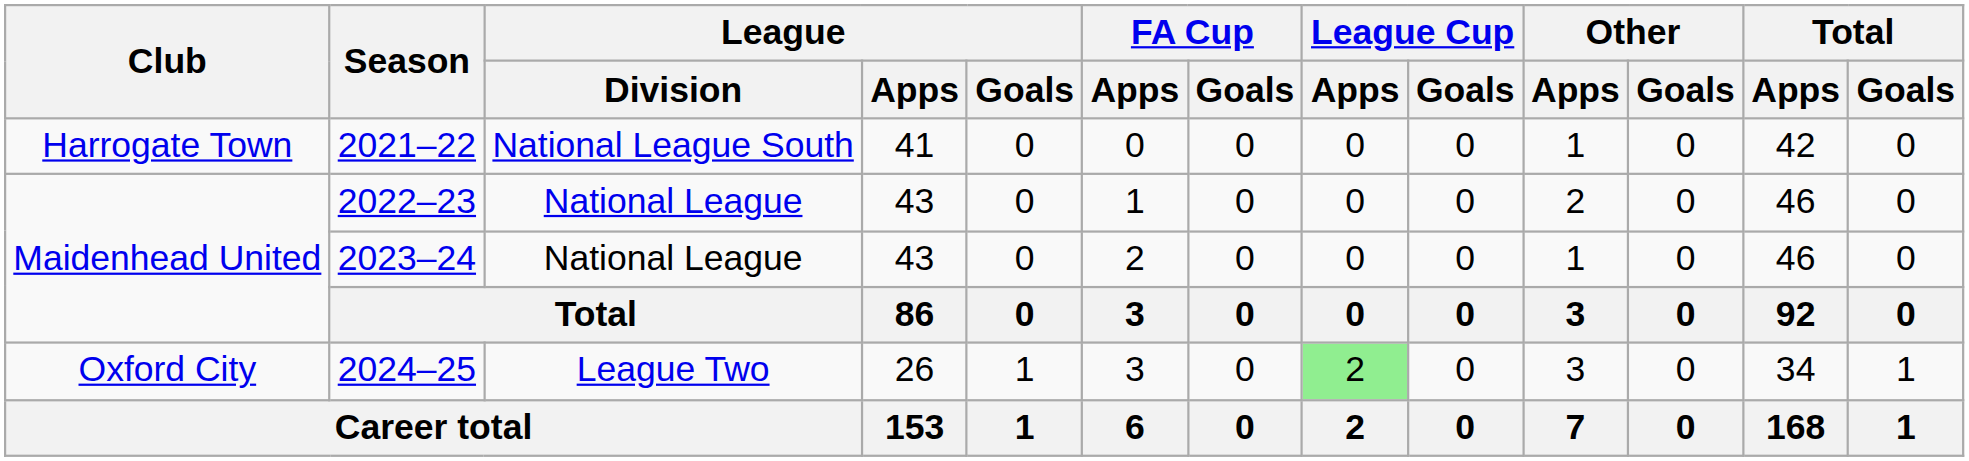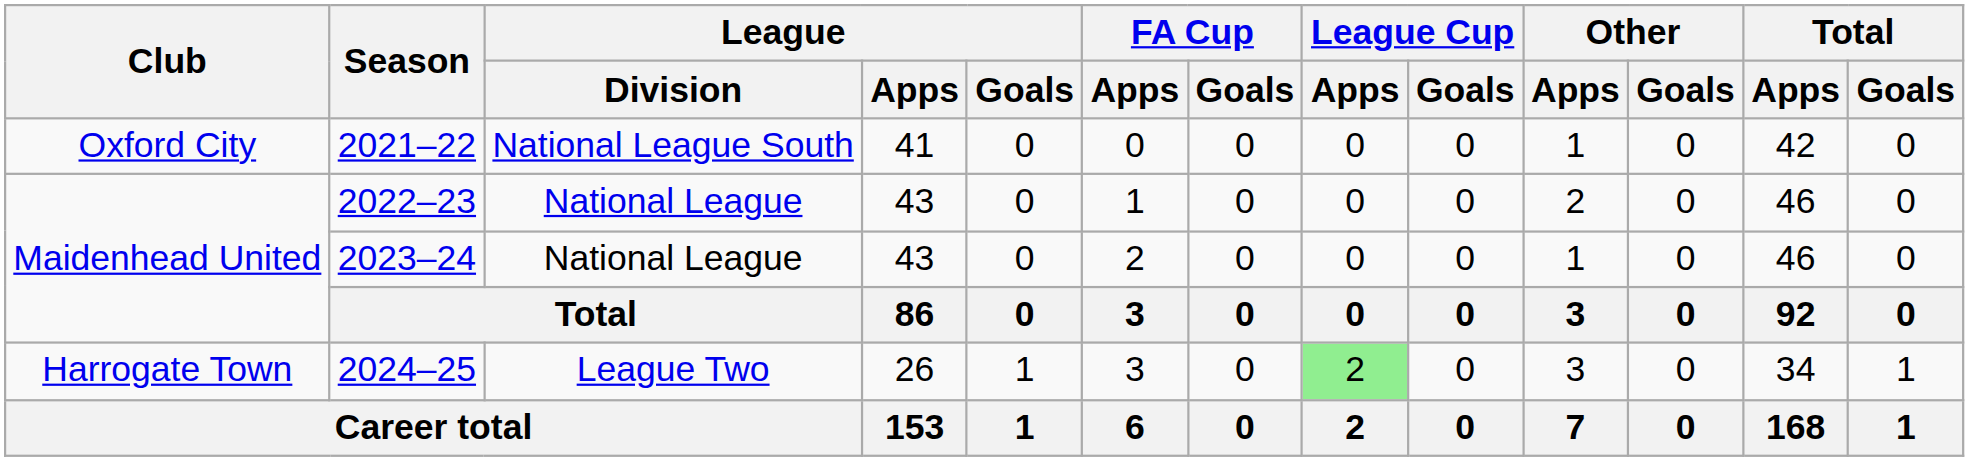(167, 145) Harrogate Town -> (167, 145) Oxford City
(167, 370) Oxford City -> (167, 370) Harrogate Town
